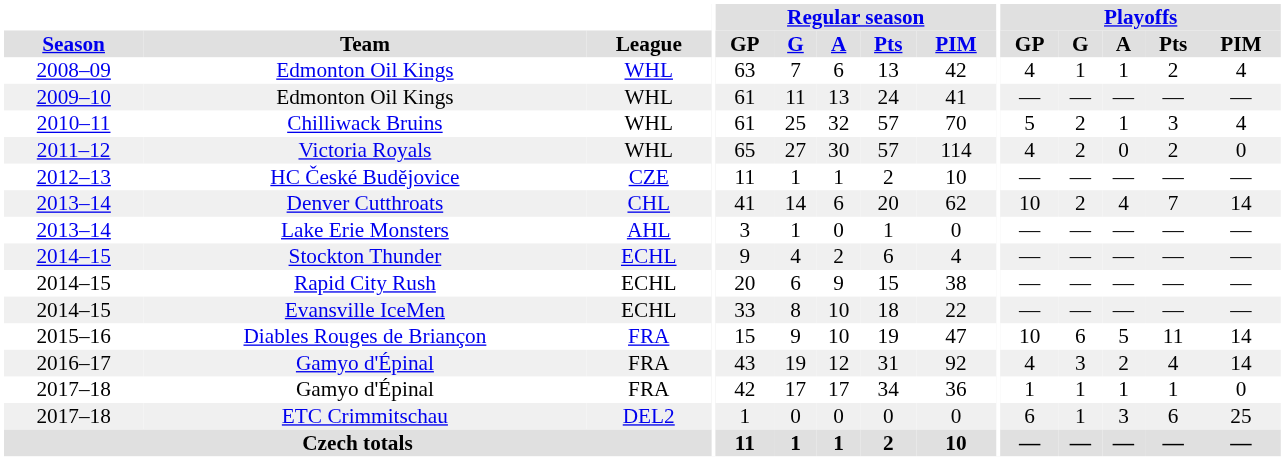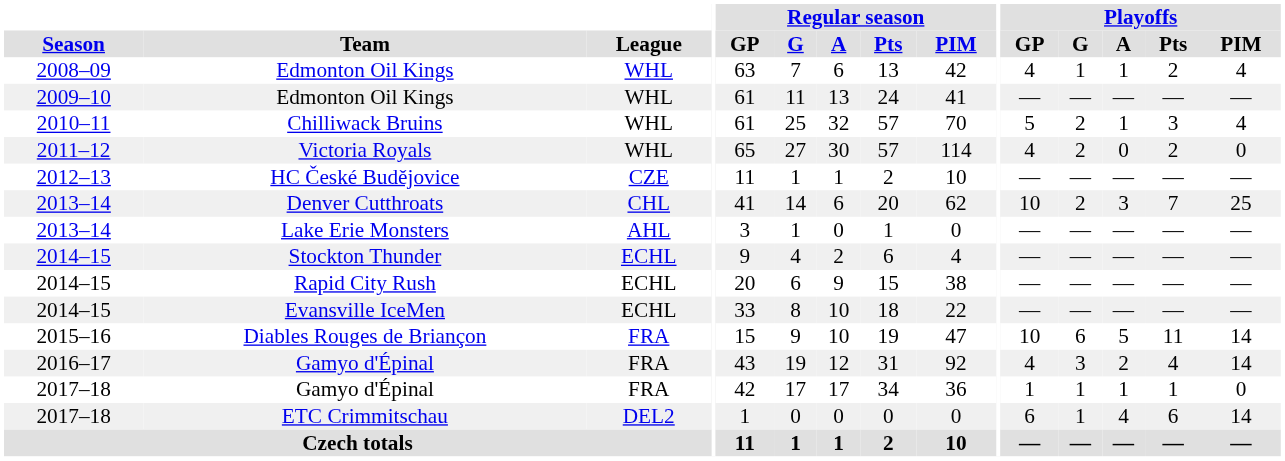(1124, 203) 4 -> (1124, 203) 3
(1241, 203) 14 -> (1241, 203) 25
(1124, 416) 3 -> (1124, 416) 4
(1241, 416) 25 -> (1241, 416) 14
